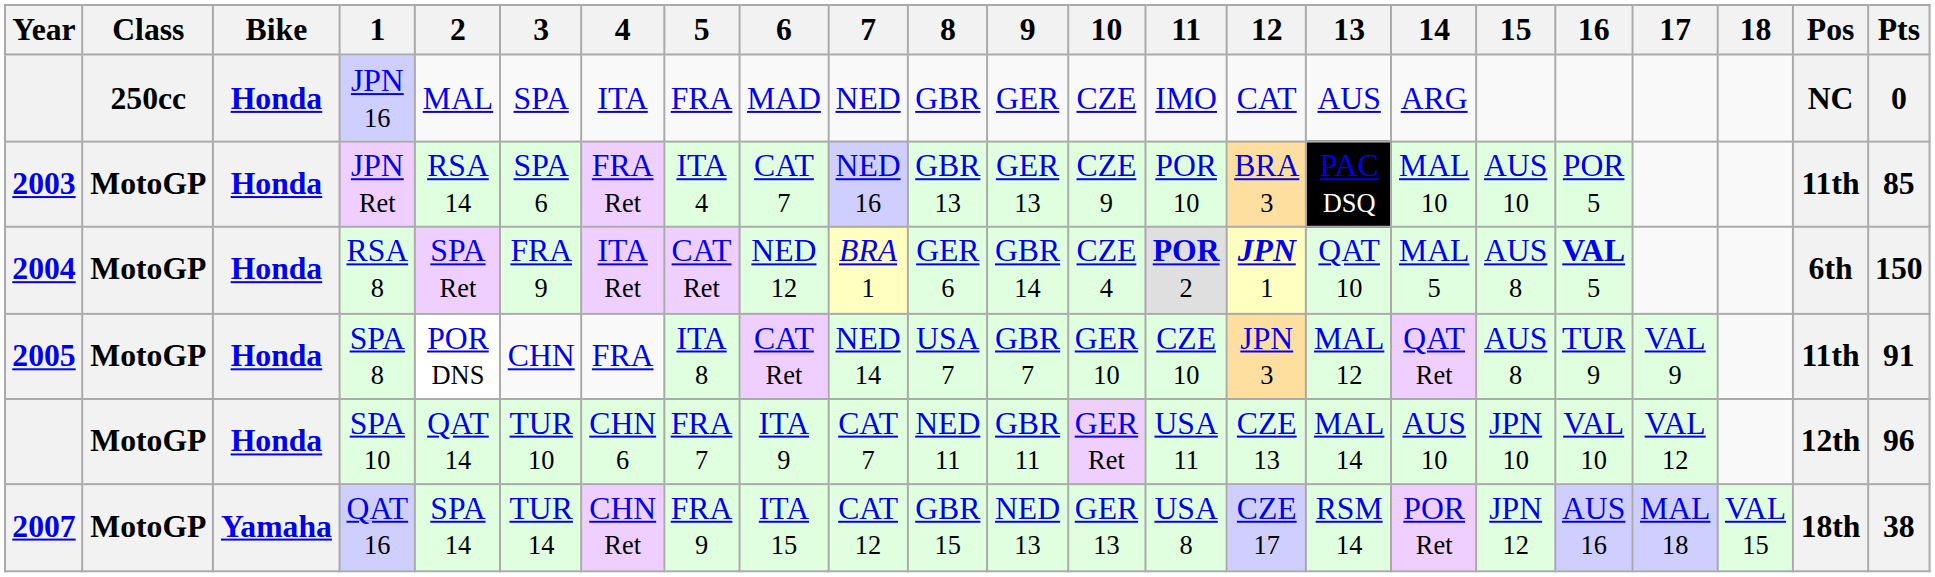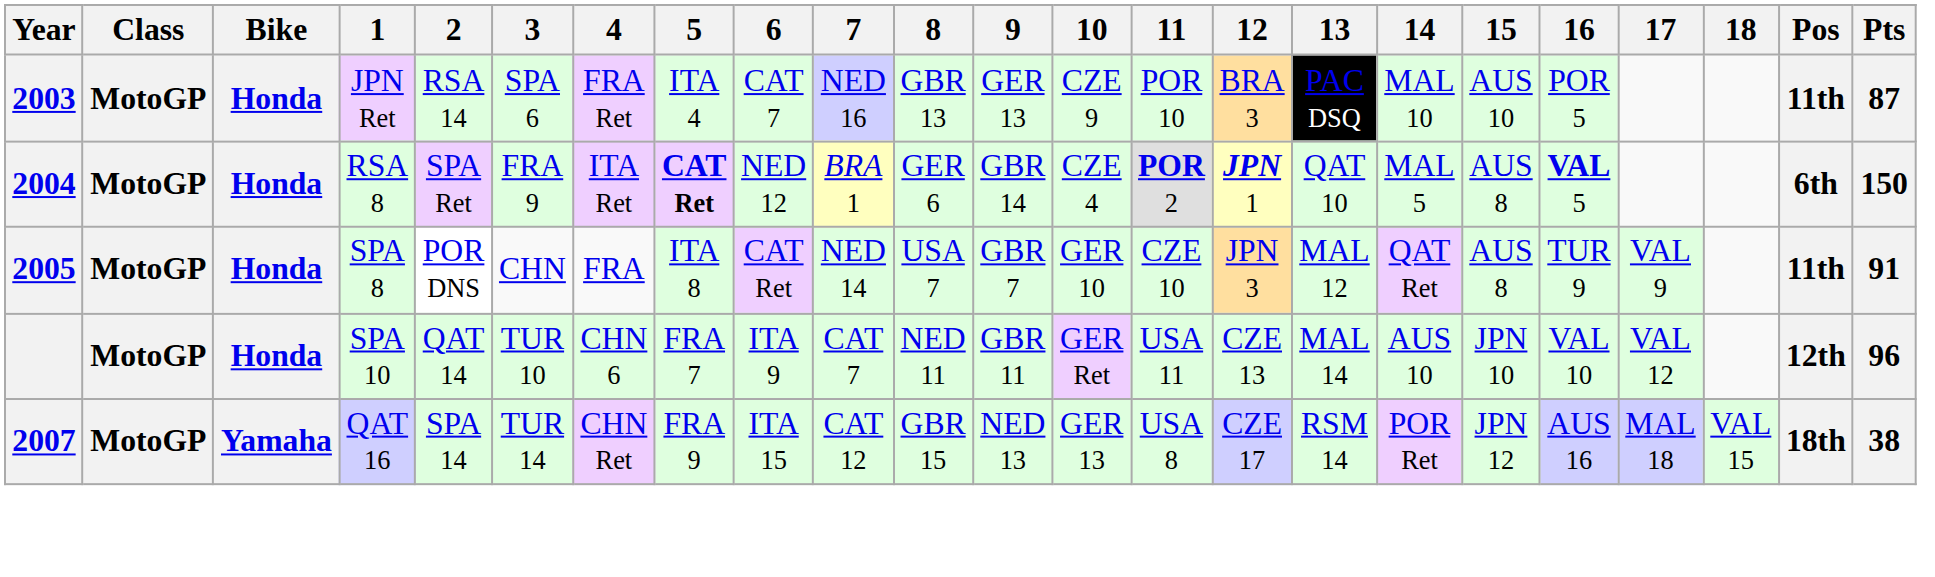- row: (377, 97)
(1899, 183) 85 -> (1884, 97) 87
(702, 269) normal -> (694, 183) bold
